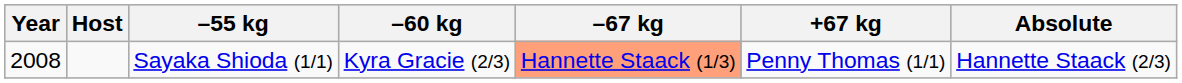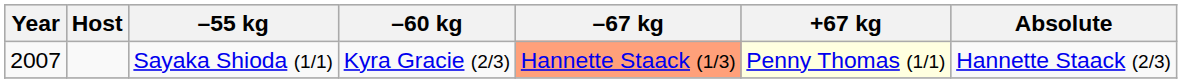(36, 59) 2008 -> (36, 59) 2007
(846, 59) no background -> (846, 59) lightyellow background
